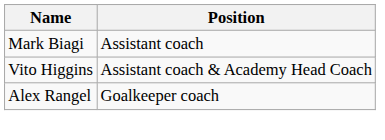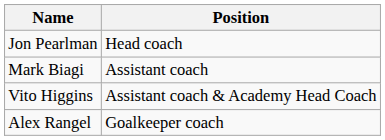+ row: (53, 43)
